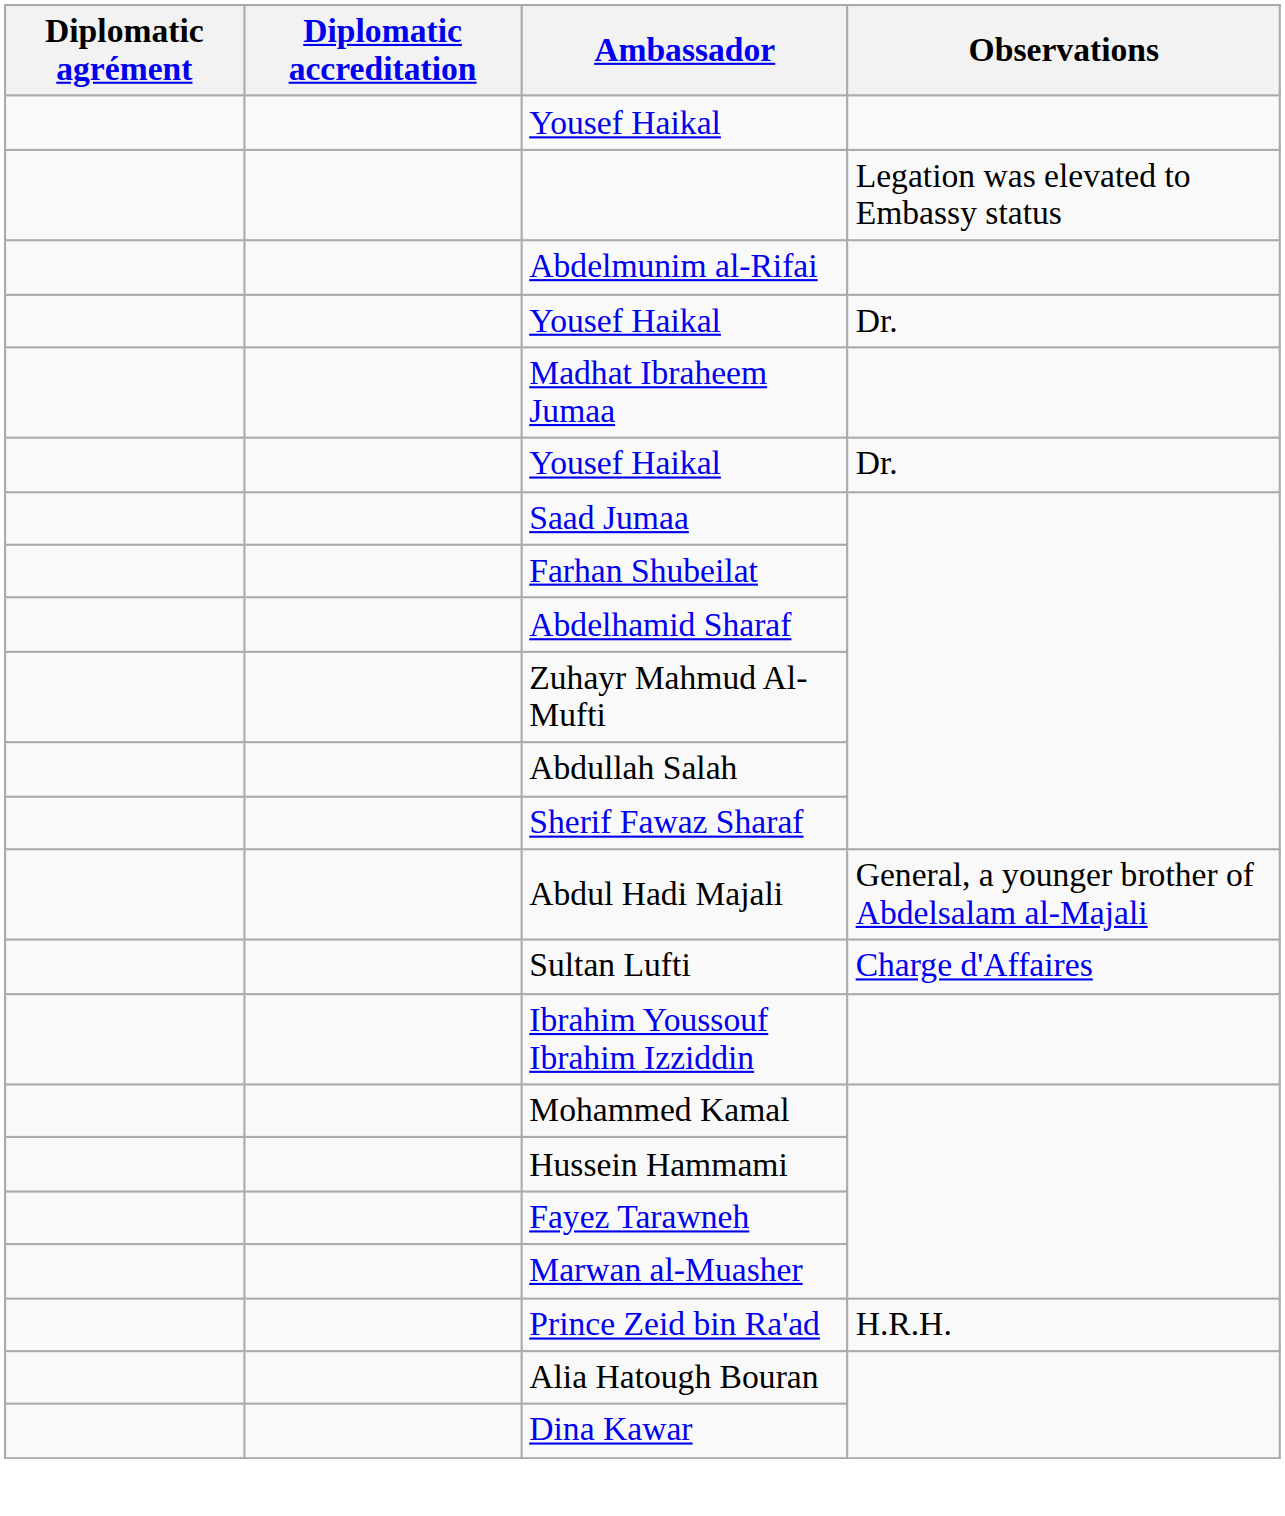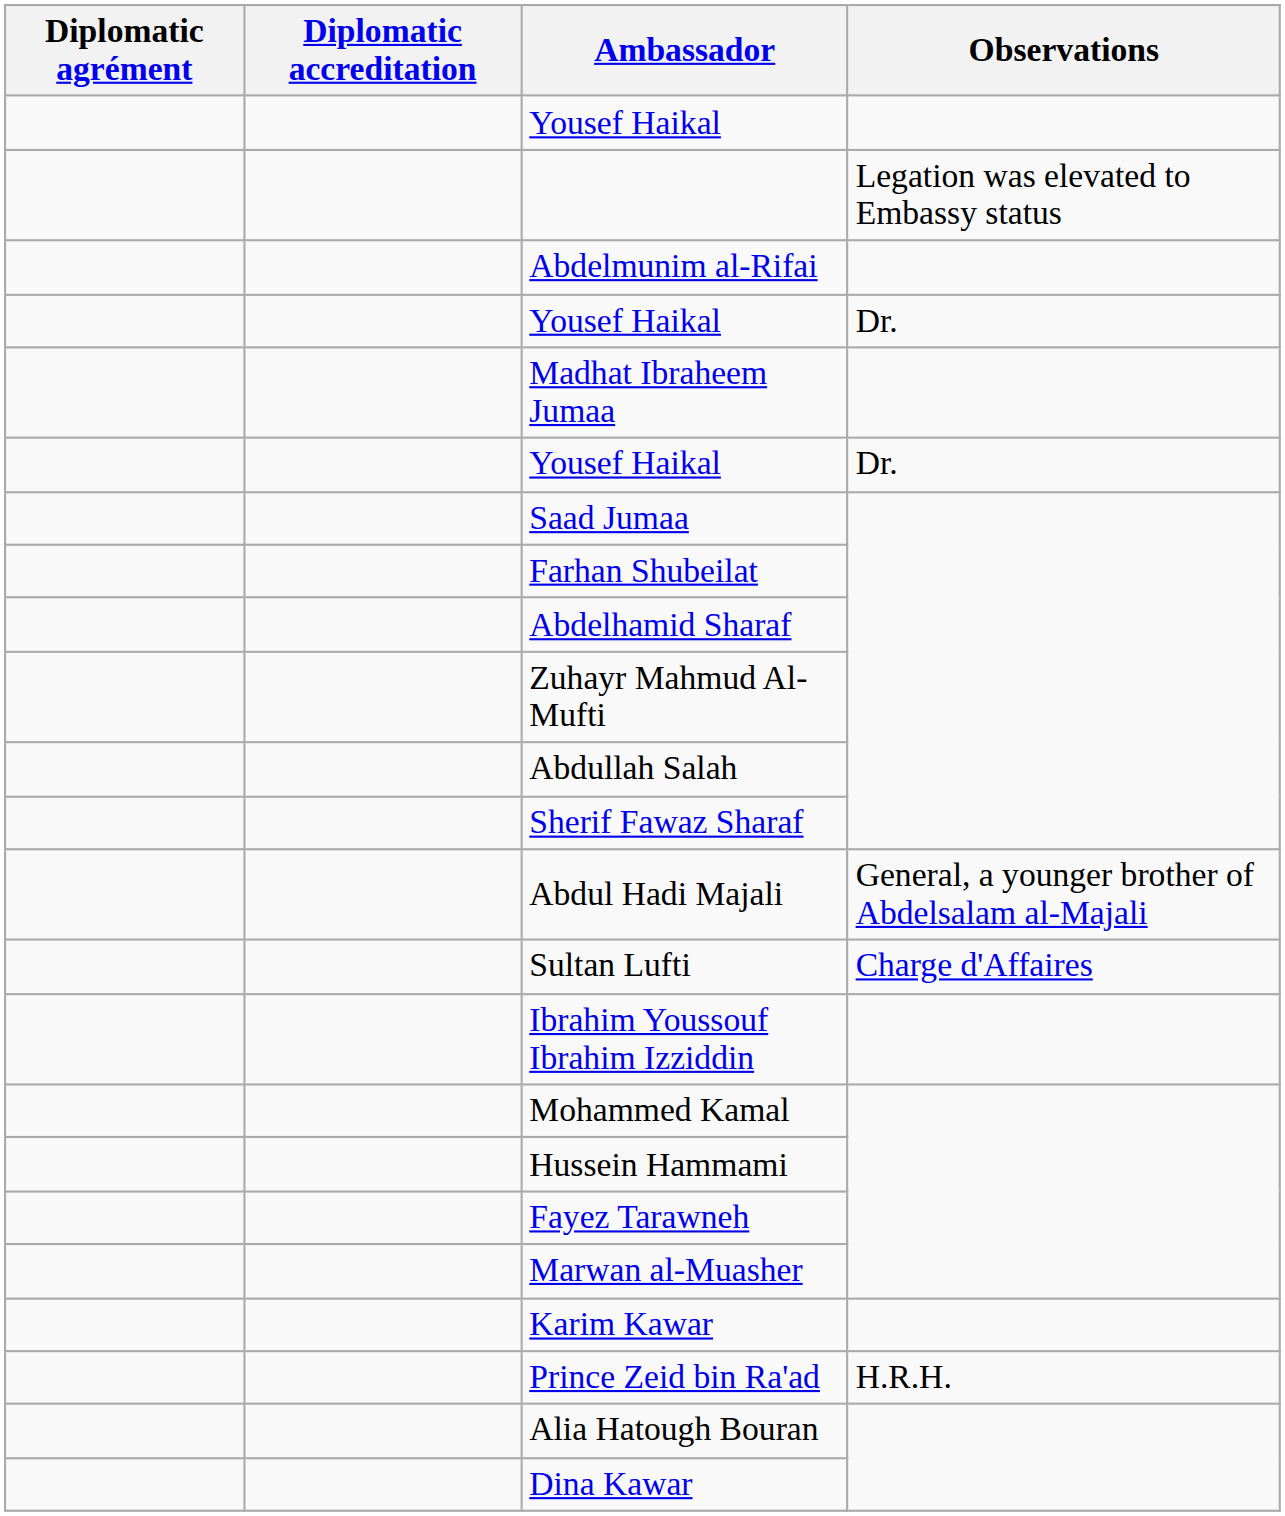+ row: (621, 1323)
